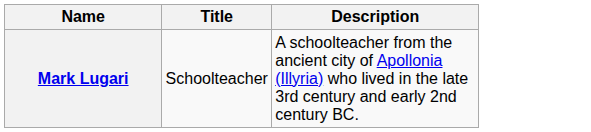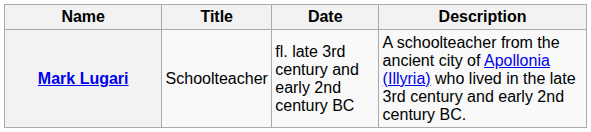+ column: (325, 17)
